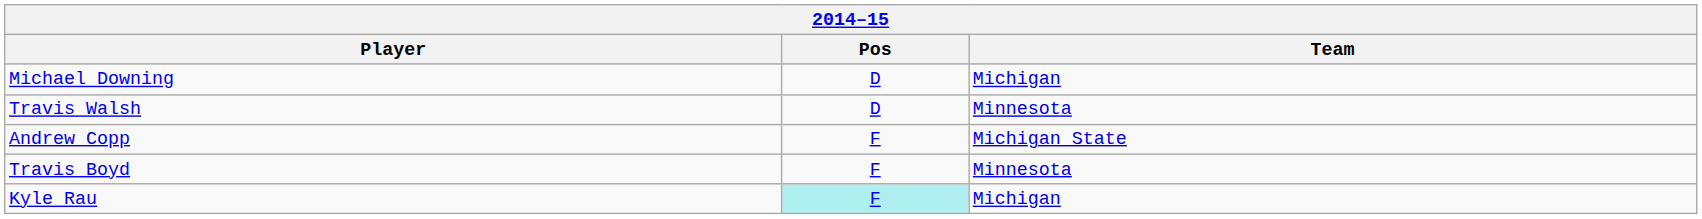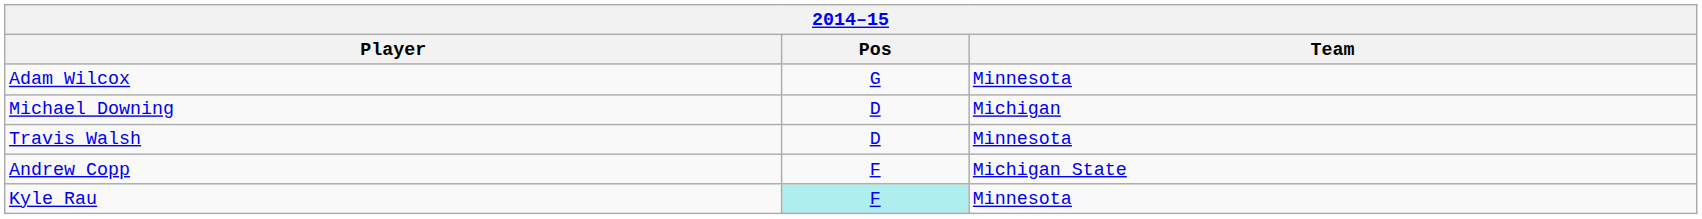+ row: (70, 79)
- row: (70, 169)
(1017, 199) Michigan -> (1022, 199) Minnesota
